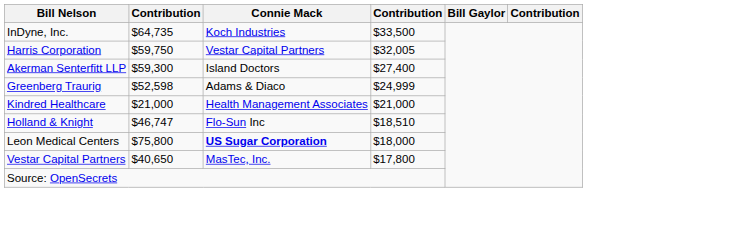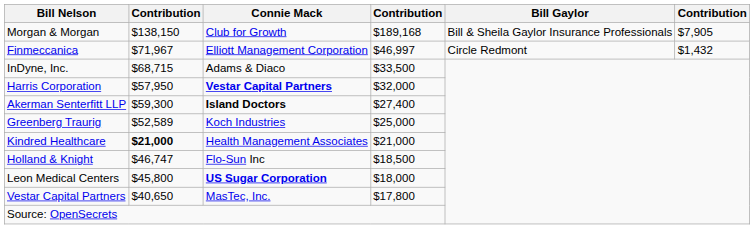+ row: (53, 31)
+ row: (43, 50)
(152, 31) $64,735 -> (152, 68) $68,715
(246, 31) Koch Industries -> (246, 68) Adams & Diaco
(152, 50) $59,750 -> (152, 86) $57,950
(265, 50) normal -> (269, 86) bold
(394, 50) $32,005 -> (394, 86) $32,000
(243, 68) normal -> (246, 104) bold
(152, 86) $52,598 -> (152, 123) $52,589
(246, 86) Adams & Diaco -> (246, 123) Koch Industries
(394, 86) $24,999 -> (394, 123) $25,000
(152, 104) normal -> (152, 141) bold
(394, 123) $18,510 -> (394, 159) $18,500
(152, 141) $75,800 -> (152, 178) $45,800
